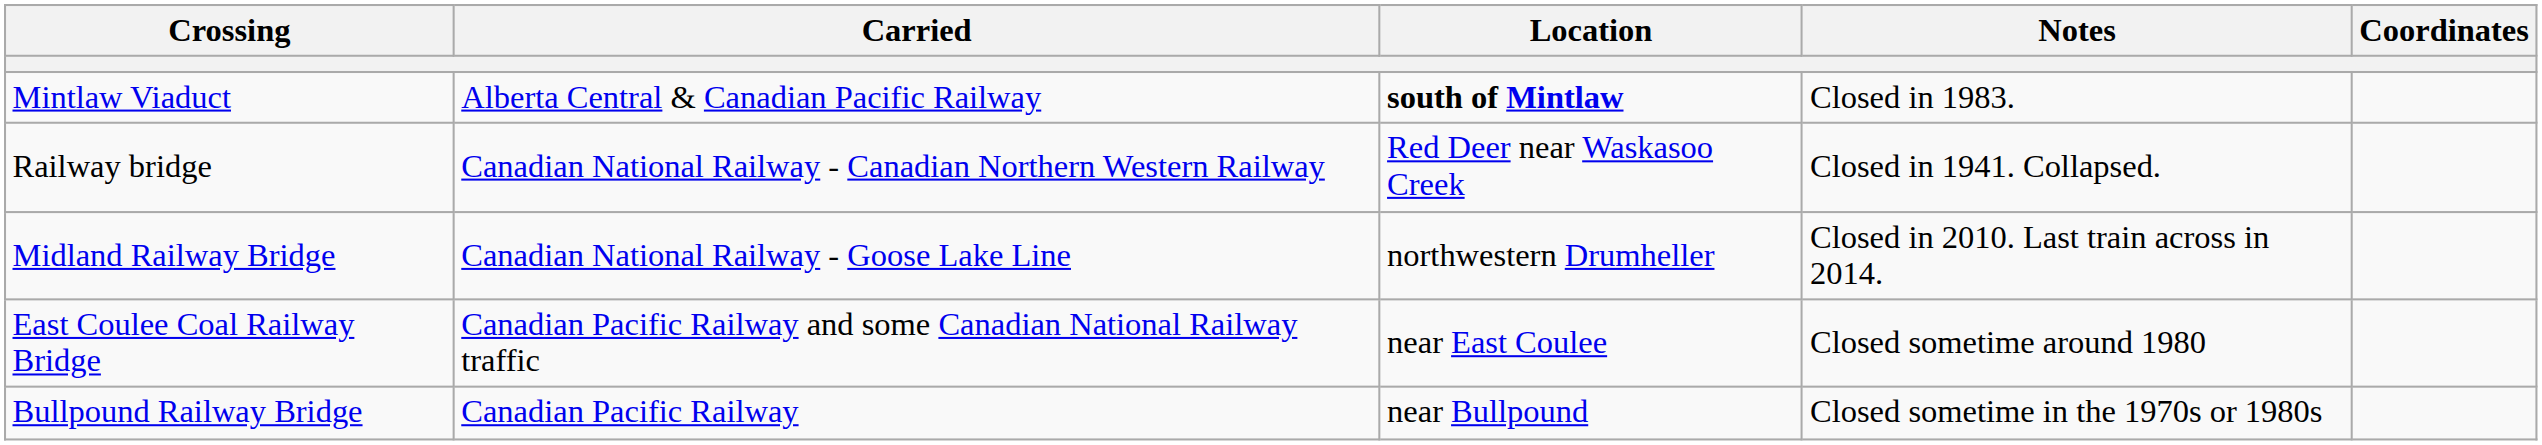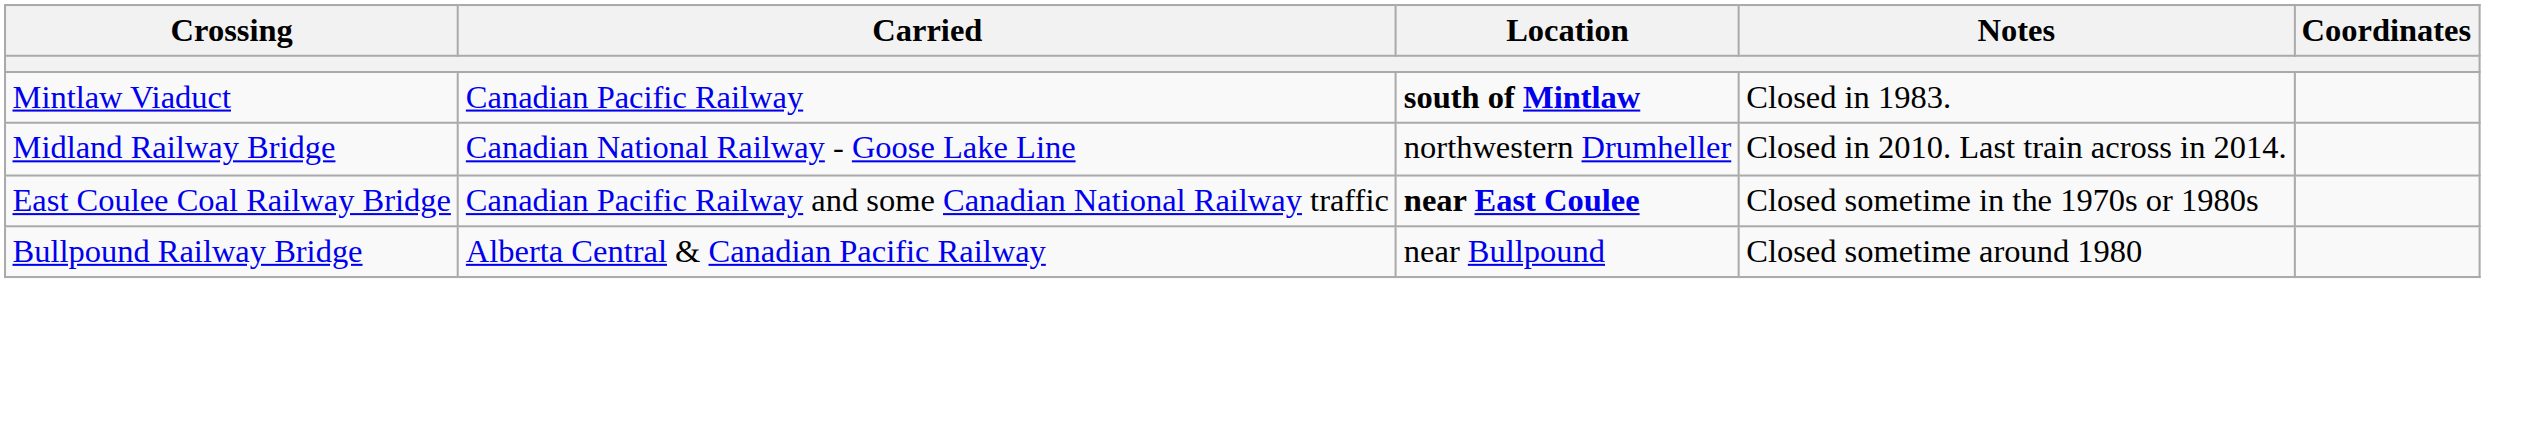(751, 96) Alberta Central & Canadian Pacific Railway -> (635, 96) Canadian Pacific Railway
- row: (112, 166)
(1497, 342) normal -> (1522, 199) bold
(2008, 342) Closed sometime around 1980 -> (2002, 199) Closed sometime in the 1970s or 1980s
(630, 412) Canadian Pacific Railway -> (756, 251) Alberta Central & Canadian Pacific Railway
(2066, 412) Closed sometime in the 1970s or 1980s -> (1944, 251) Closed sometime around 1980
